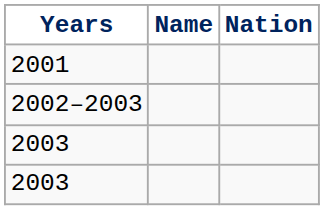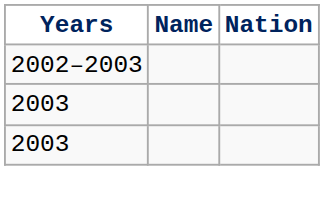- row: (40, 65)
